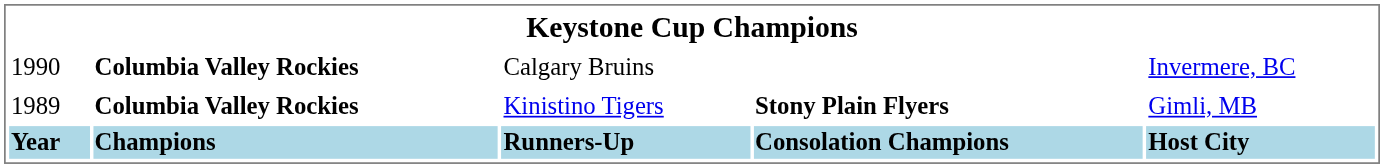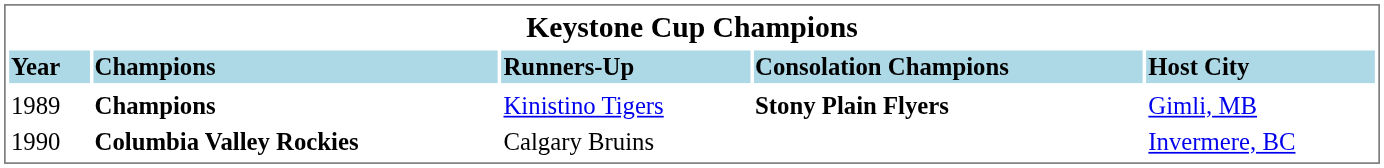rows swapped: (569, 142) <-> (579, 66)
(227, 105) Columbia Valley Rockies -> (155, 105) Champions
